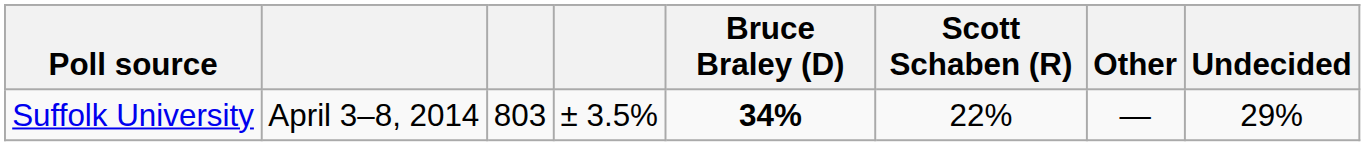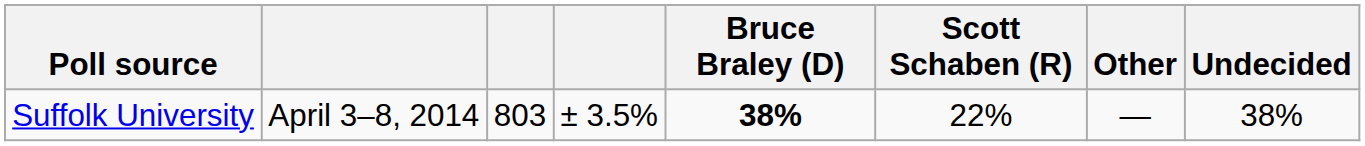(770, 114) 34% -> (770, 114) 38%
(1272, 114) 29% -> (1272, 114) 38%
